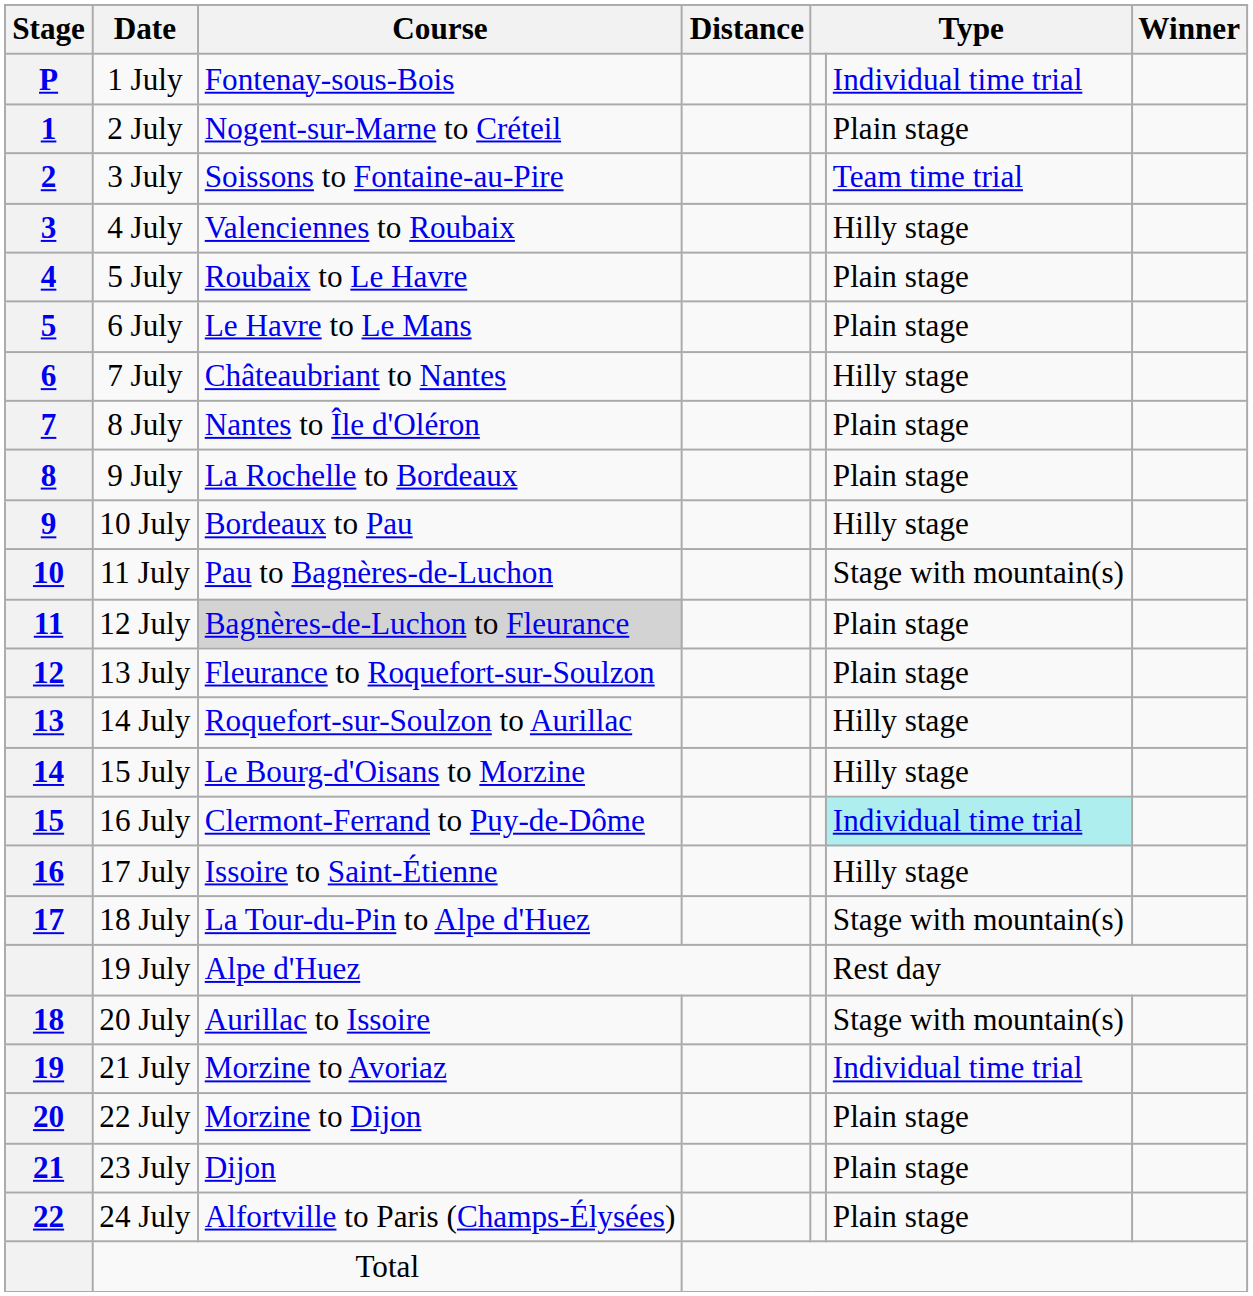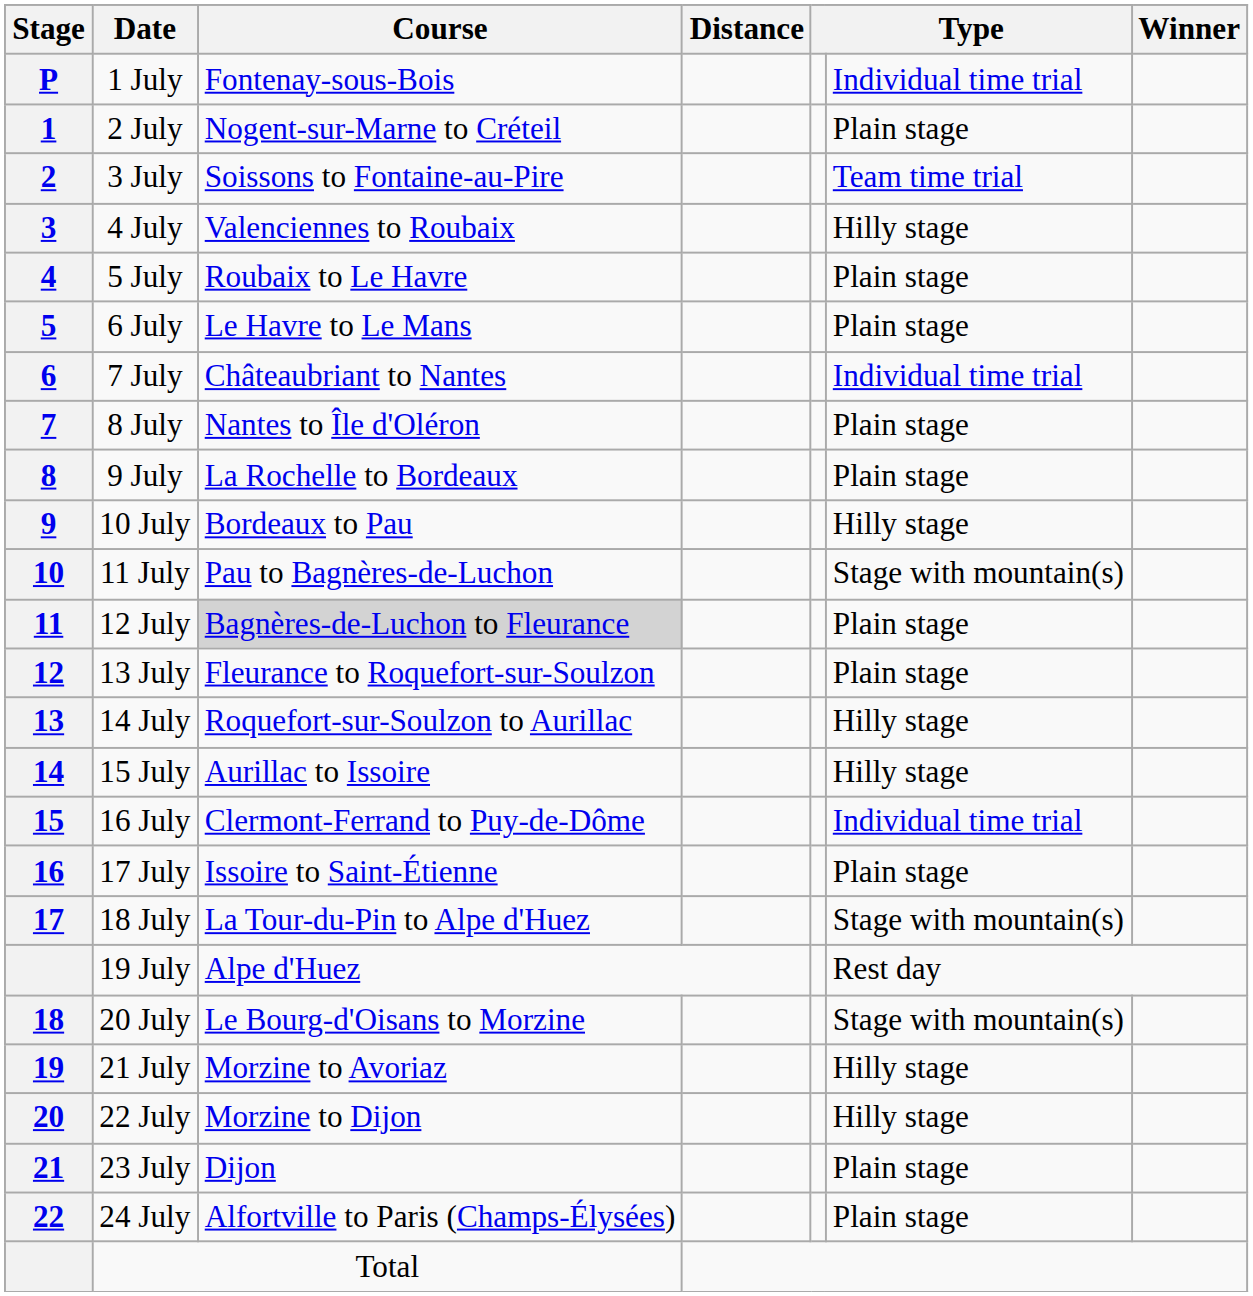(901, 375) Hilly stage -> (958, 375) Individual time trial
(395, 771) Le Bourg-d'Oisans to Morzine -> (317, 771) Aurillac to Issoire
(958, 820) paleturquoise background -> (958, 820) no background
(901, 870) Hilly stage -> (901, 870) Plain stage
(317, 1018) Aurillac to Issoire -> (395, 1018) Le Bourg-d'Oisans to Morzine
(958, 1068) Individual time trial -> (901, 1068) Hilly stage
(901, 1117) Plain stage -> (901, 1117) Hilly stage
